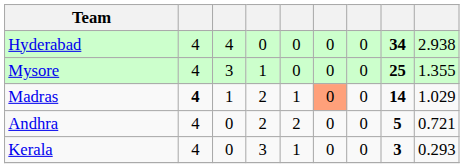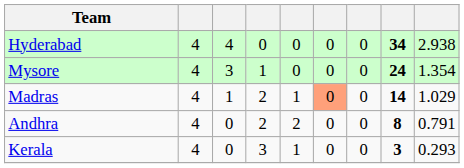(397, 70) 25 -> (397, 70) 24
(437, 70) 1.355 -> (437, 70) 1.354
(195, 96) bold -> (195, 96) normal
(397, 123) 5 -> (397, 123) 8
(437, 123) 0.721 -> (437, 123) 0.791
